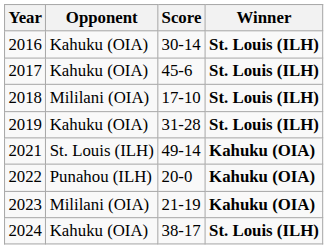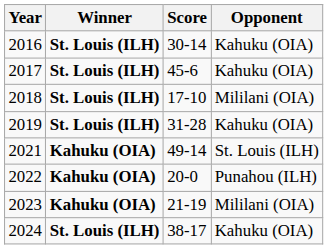columns swapped: (264, 17) <-> (102, 17)
